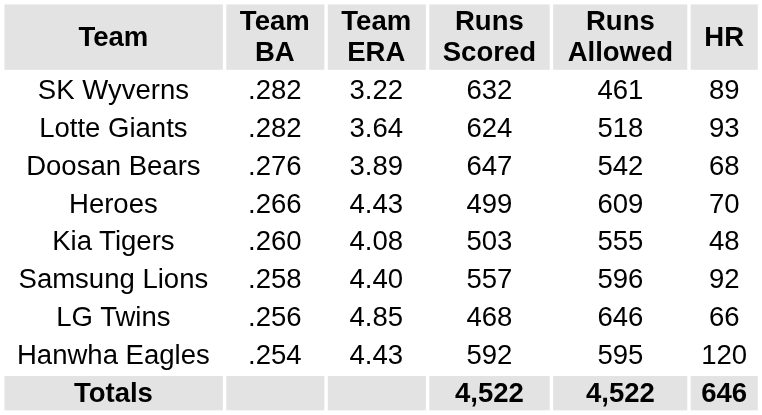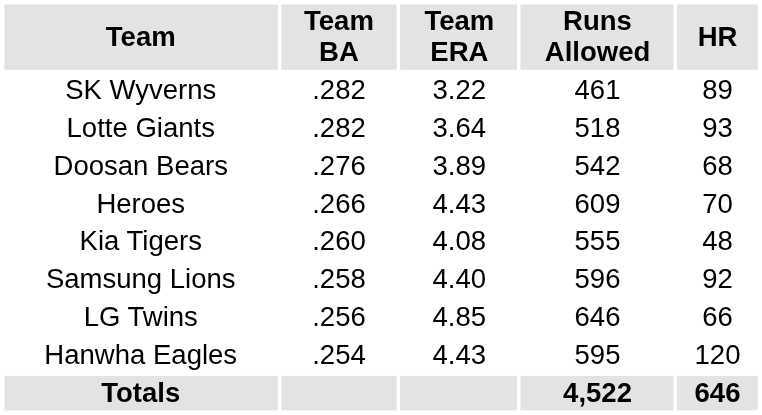- column: (489, 36)
